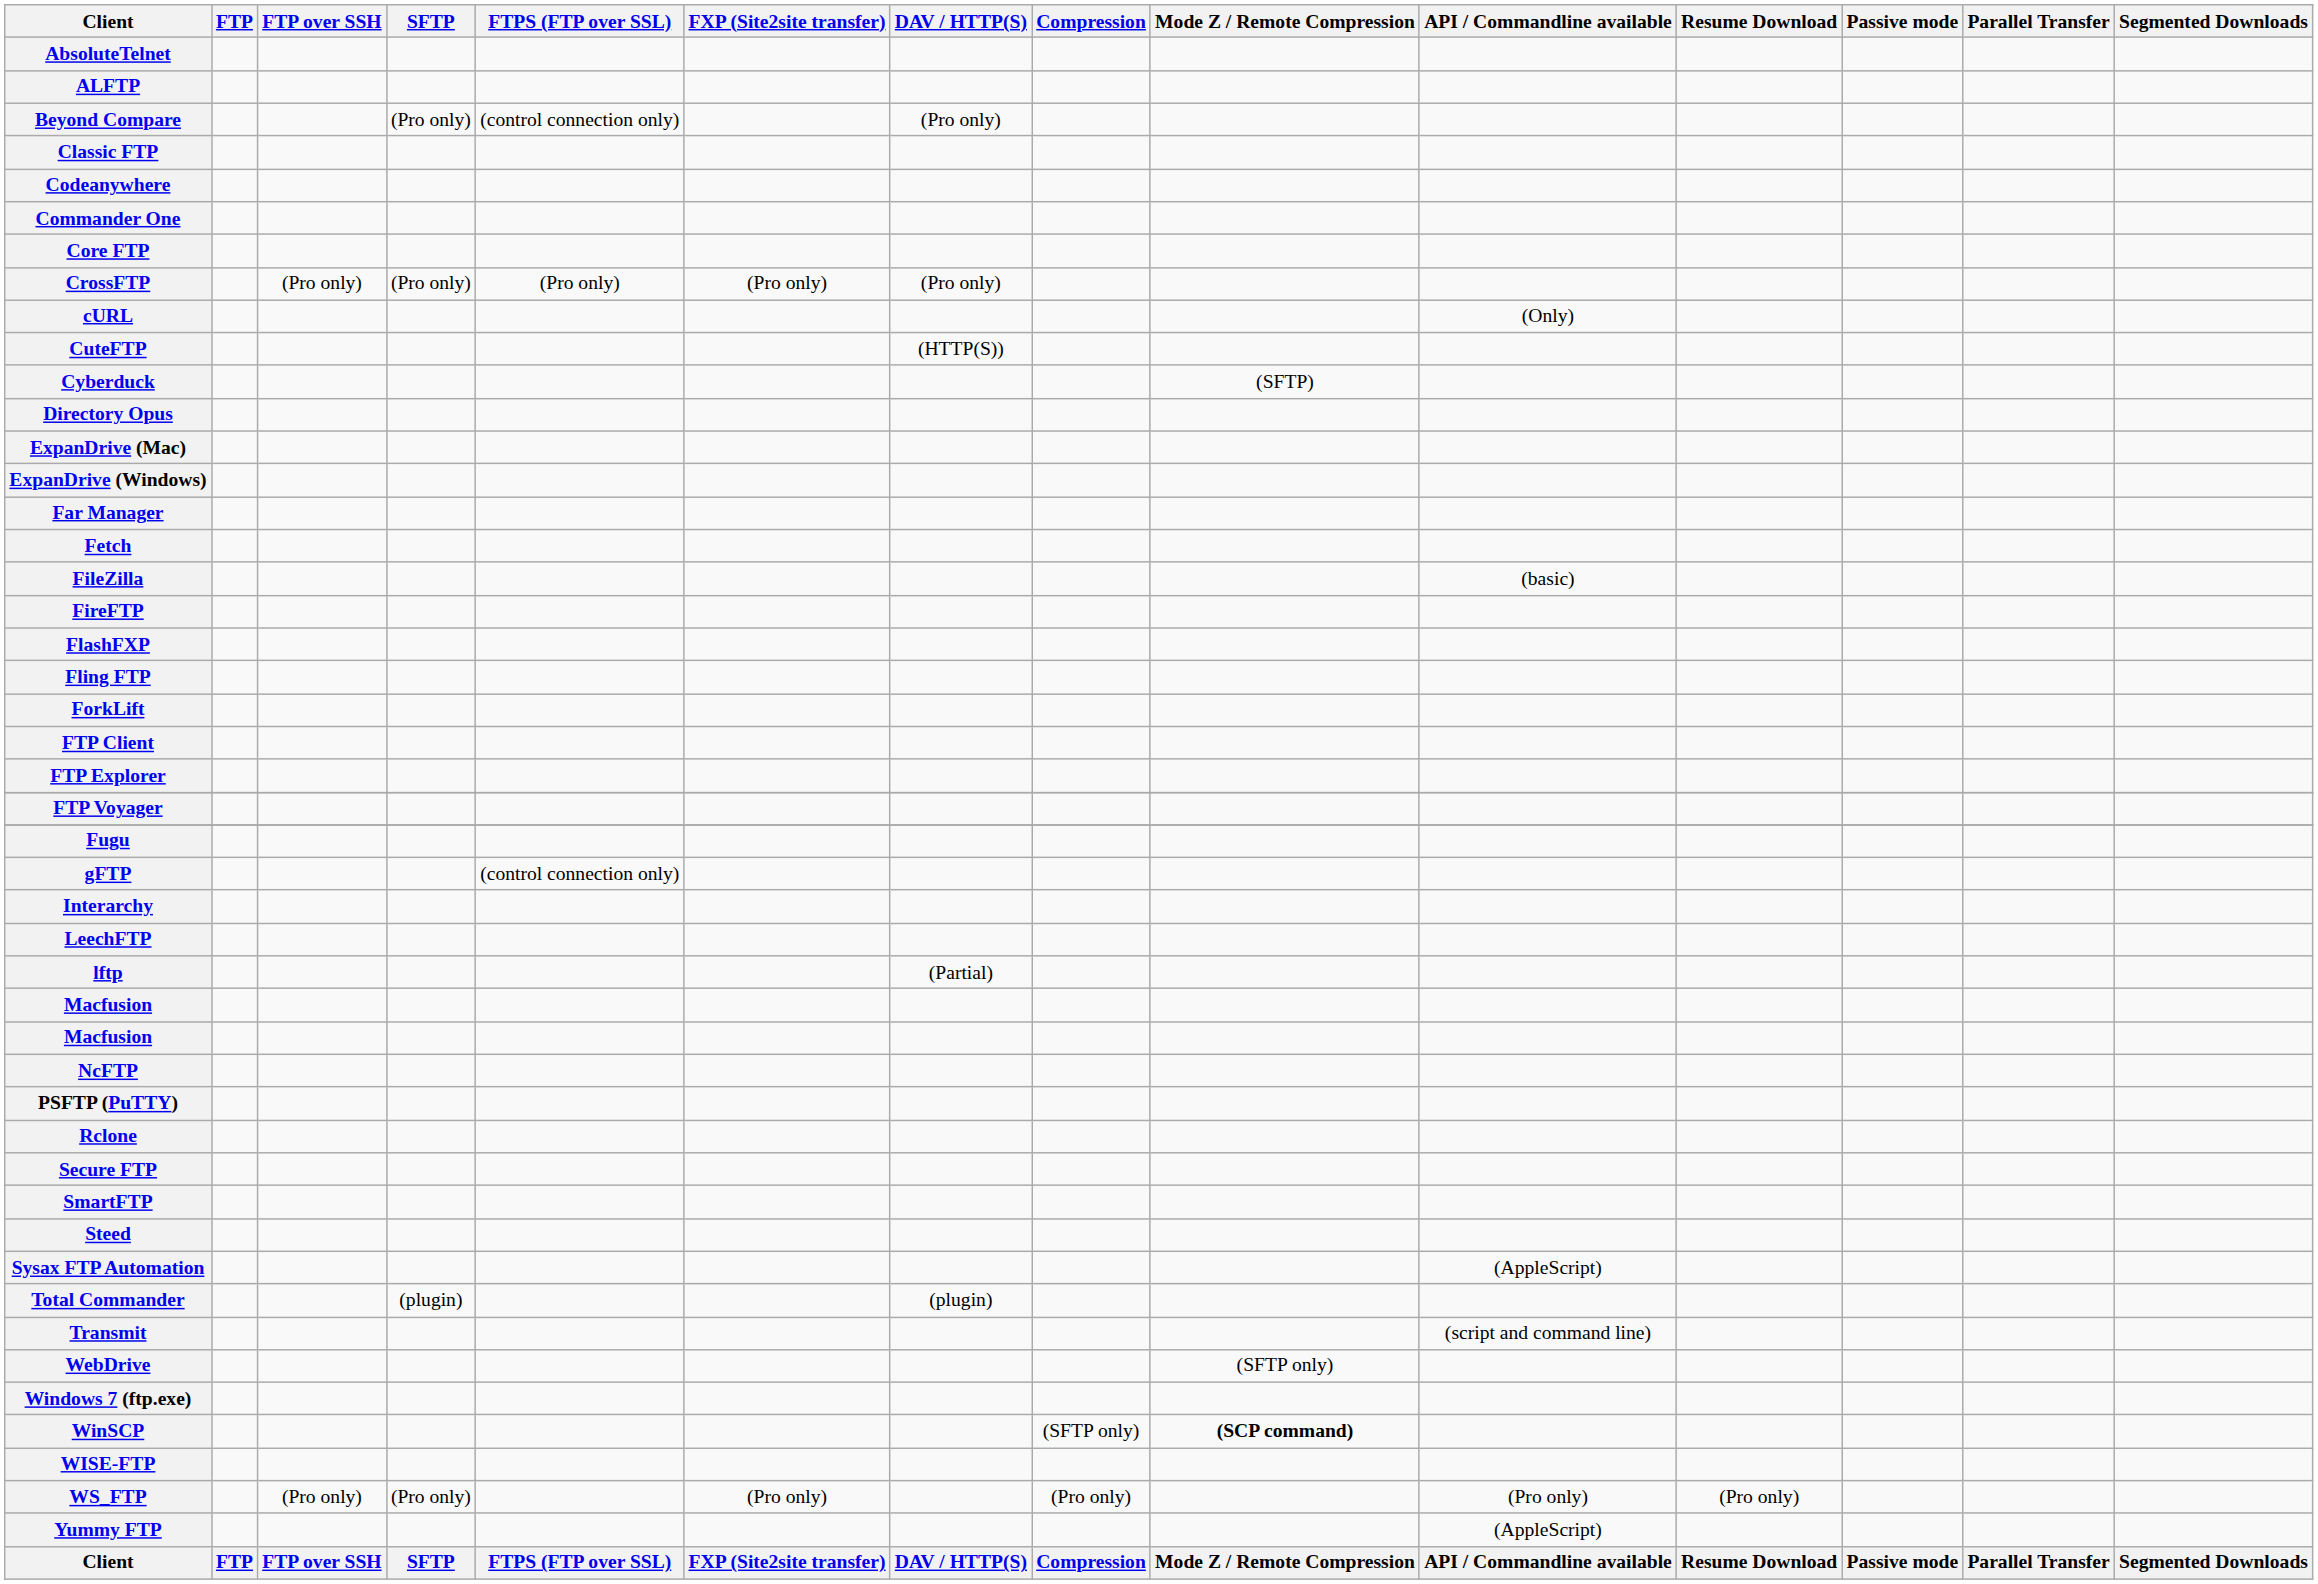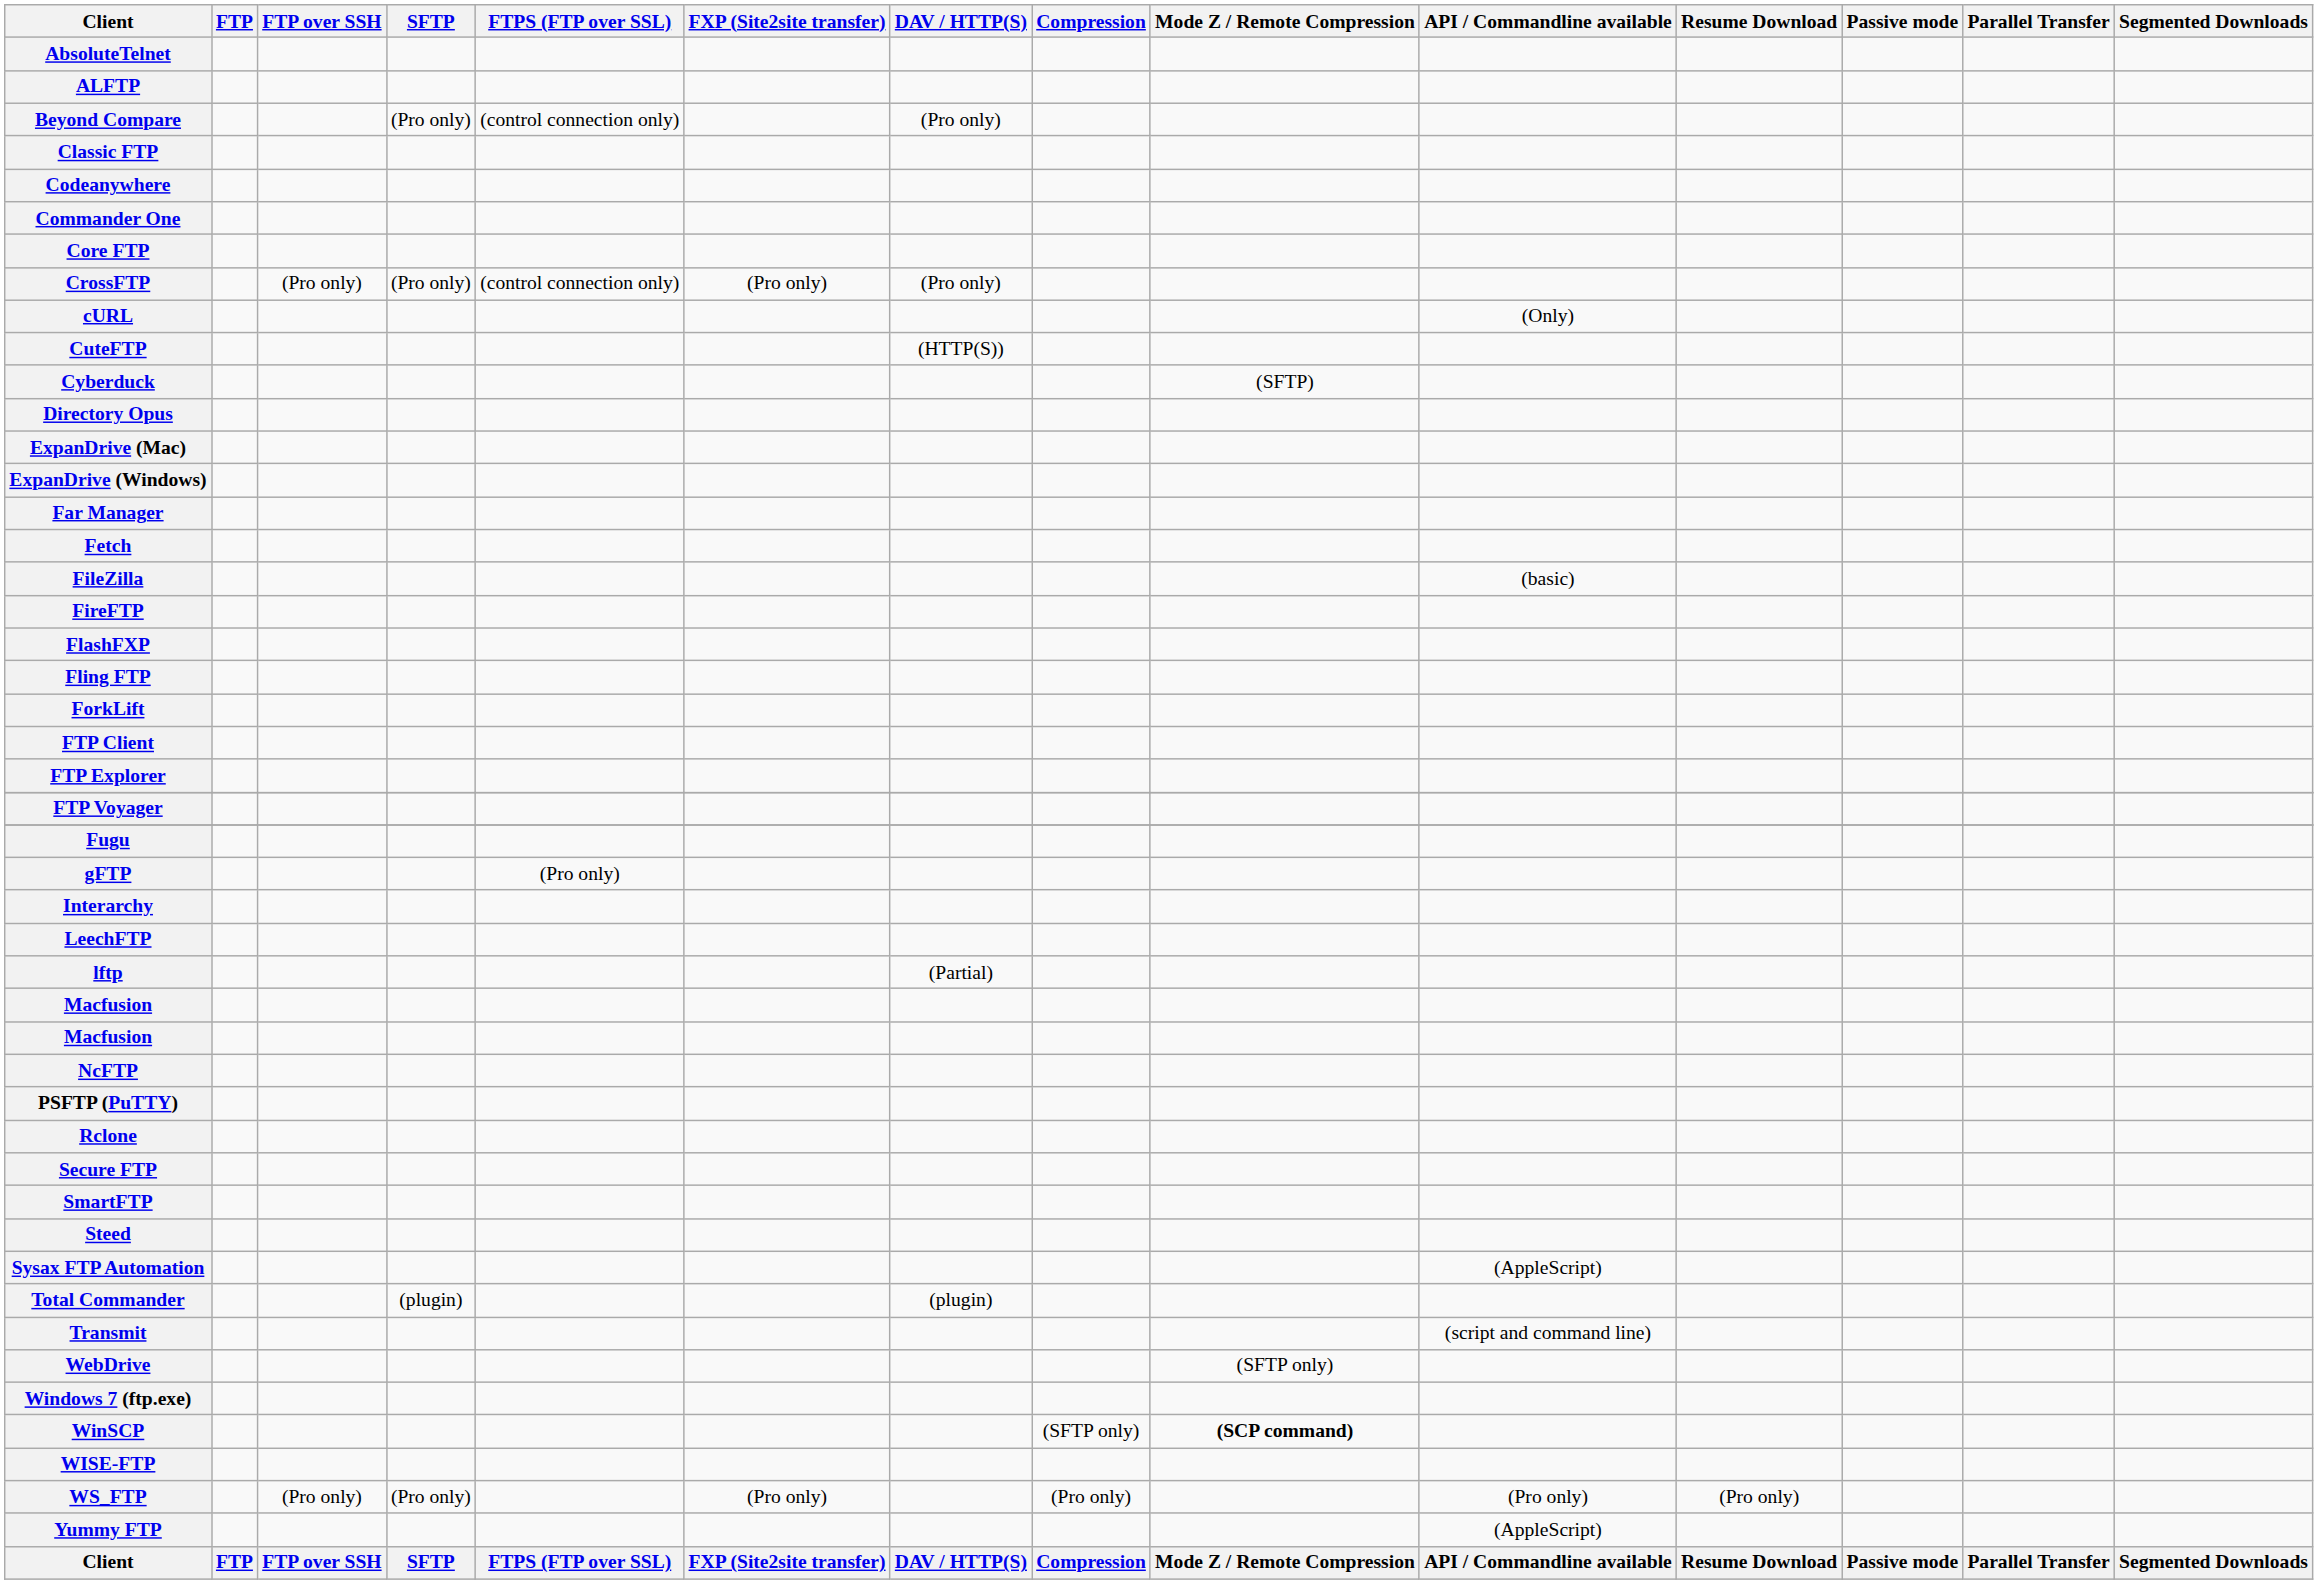(580, 283) (Pro only) -> (580, 283) (control connection only)
(580, 874) (control connection only) -> (580, 874) (Pro only)
